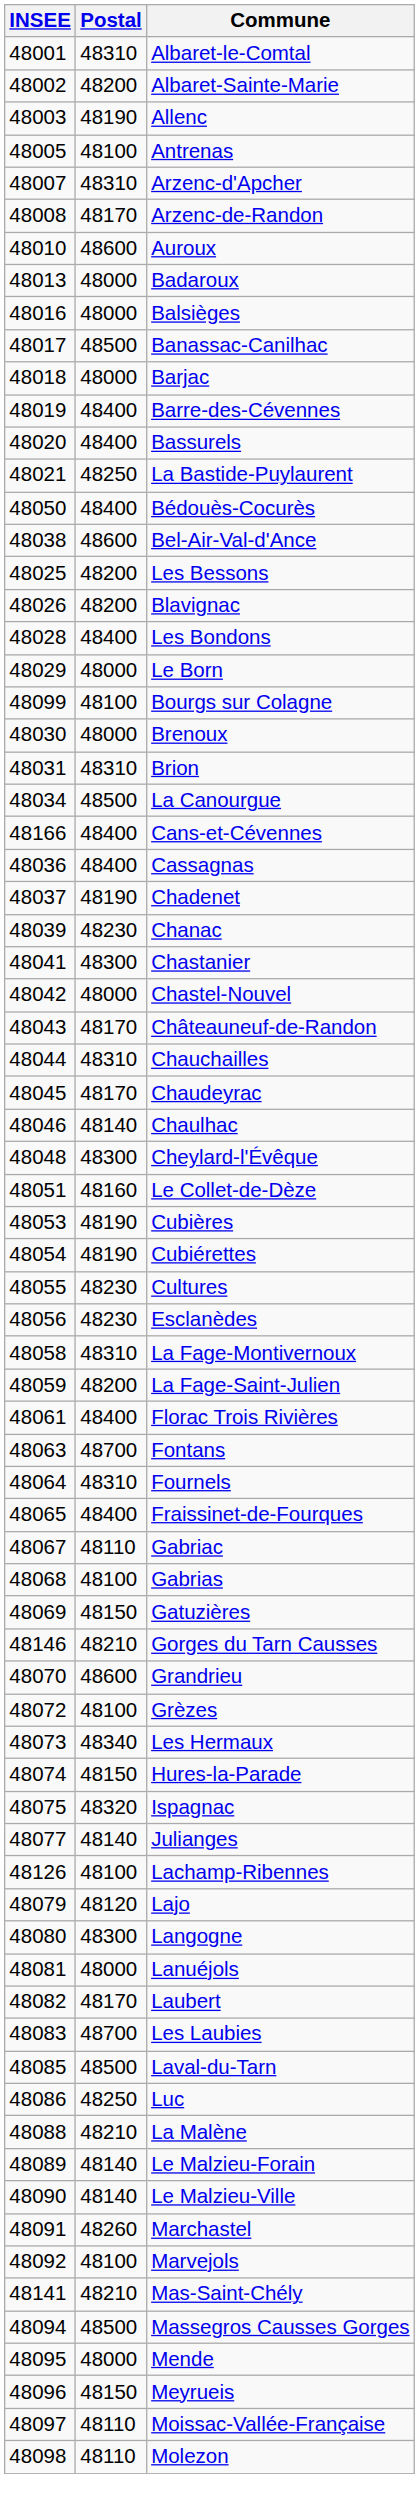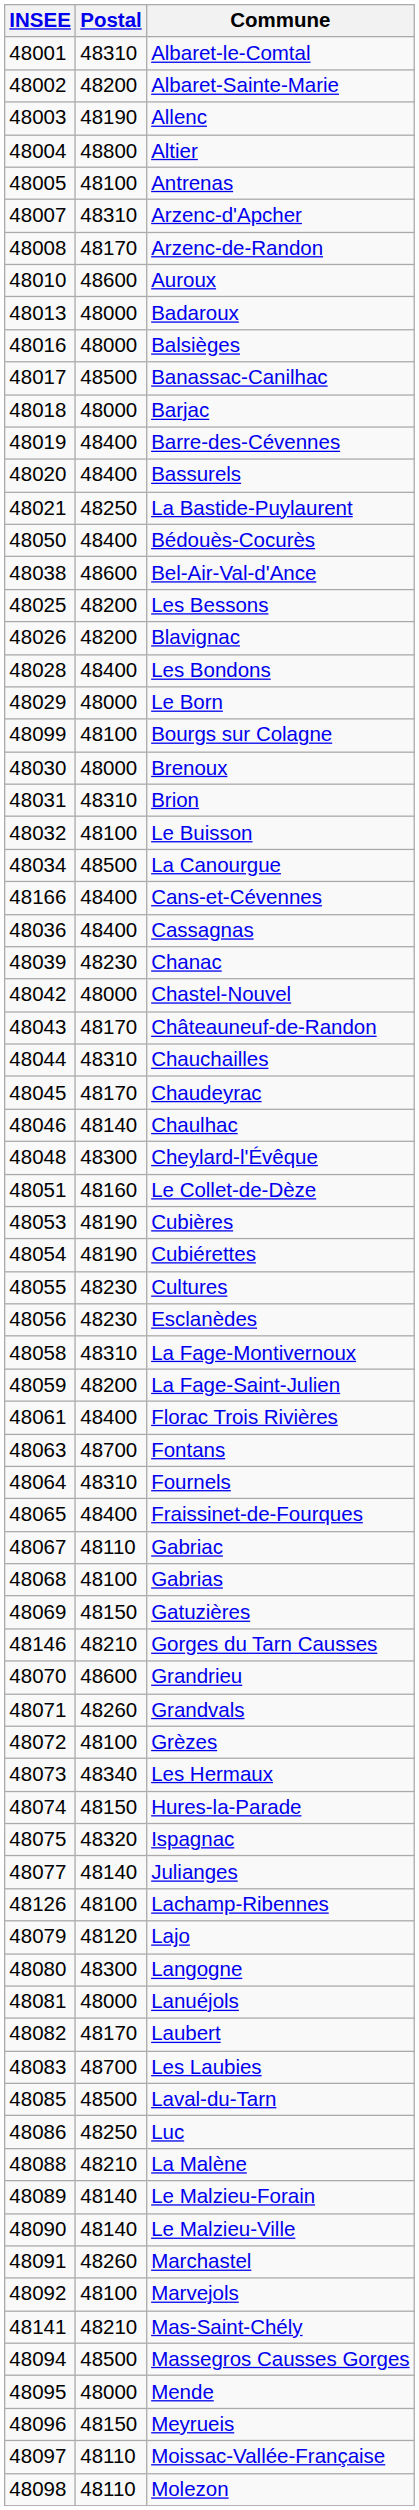+ row: (174, 150)
+ row: (202, 832)
- row: (196, 897)
- row: (201, 962)
+ row: (198, 1709)
